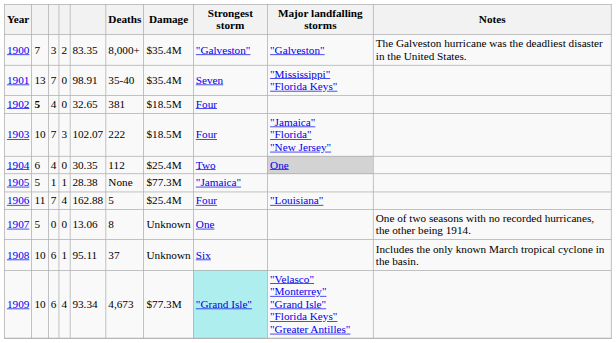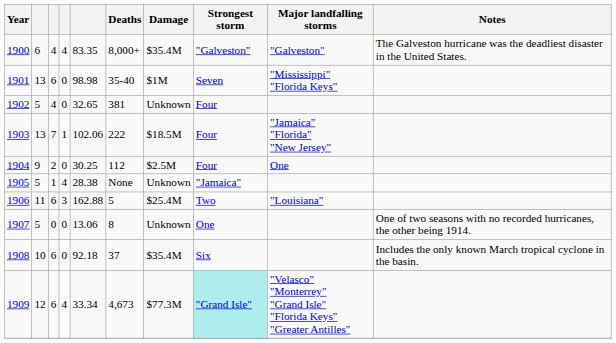(37, 50) 7 -> (37, 50) 6
(54, 50) 3 -> (54, 50) 4
(64, 50) 2 -> (64, 50) 4
(54, 80) 7 -> (54, 80) 6
(85, 80) 98.91 -> (85, 80) 98.98
(164, 80) $35.4M -> (157, 80) $1M
(37, 104) bold -> (37, 104) normal
(164, 104) $18.5M -> (169, 104) Unknown
(40, 134) 10 -> (40, 134) 13
(64, 134) 3 -> (64, 134) 1
(88, 134) 102.07 -> (88, 134) 102.06
(37, 165) 6 -> (37, 165) 9
(54, 165) 4 -> (54, 165) 2
(85, 165) 30.35 -> (85, 165) 30.25
(164, 165) $25.4M -> (161, 165) $2.5M
(206, 165) Two -> (206, 165) Four
(279, 165) lightgrey background -> (279, 165) no background
(64, 182) 1 -> (64, 182) 4
(164, 182) $77.3M -> (169, 182) Unknown
(54, 200) 7 -> (54, 200) 6
(64, 200) 4 -> (64, 200) 3
(206, 200) Four -> (206, 200) Two
(64, 255) 1 -> (64, 255) 0
(85, 255) 95.11 -> (85, 255) 92.18
(169, 255) Unknown -> (164, 255) $35.4M
(40, 304) 10 -> (40, 304) 12
(85, 304) 93.34 -> (85, 304) 33.34
